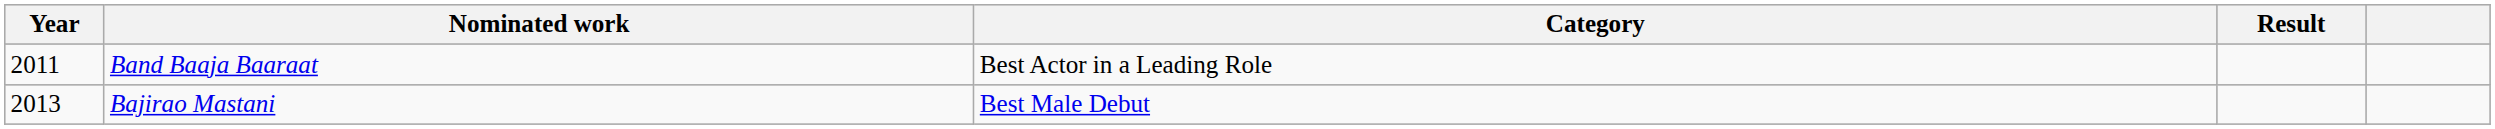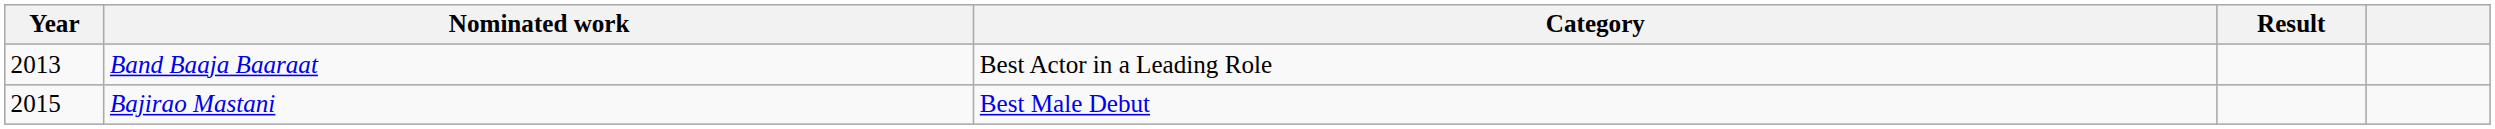(35, 64) 2011 -> (36, 64) 2013
(36, 104) 2013 -> (36, 104) 2015
